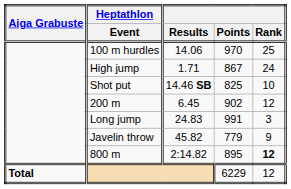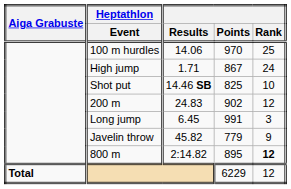(189, 103) 6.45 -> (189, 103) 24.83
(189, 120) 24.83 -> (189, 120) 6.45
